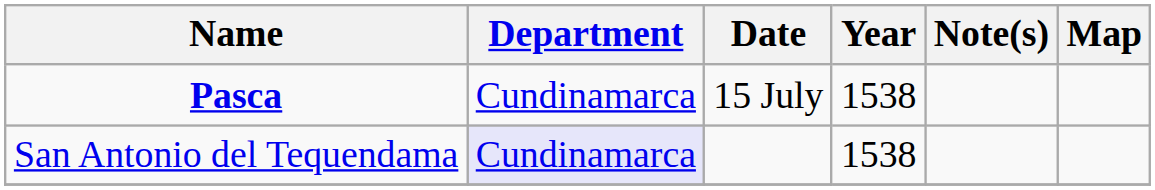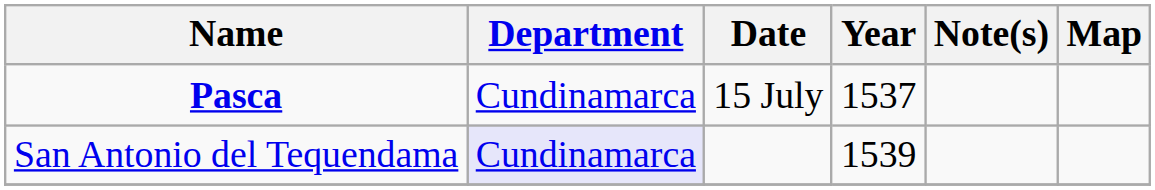(879, 94) 1538 -> (879, 94) 1537
(879, 154) 1538 -> (879, 154) 1539
